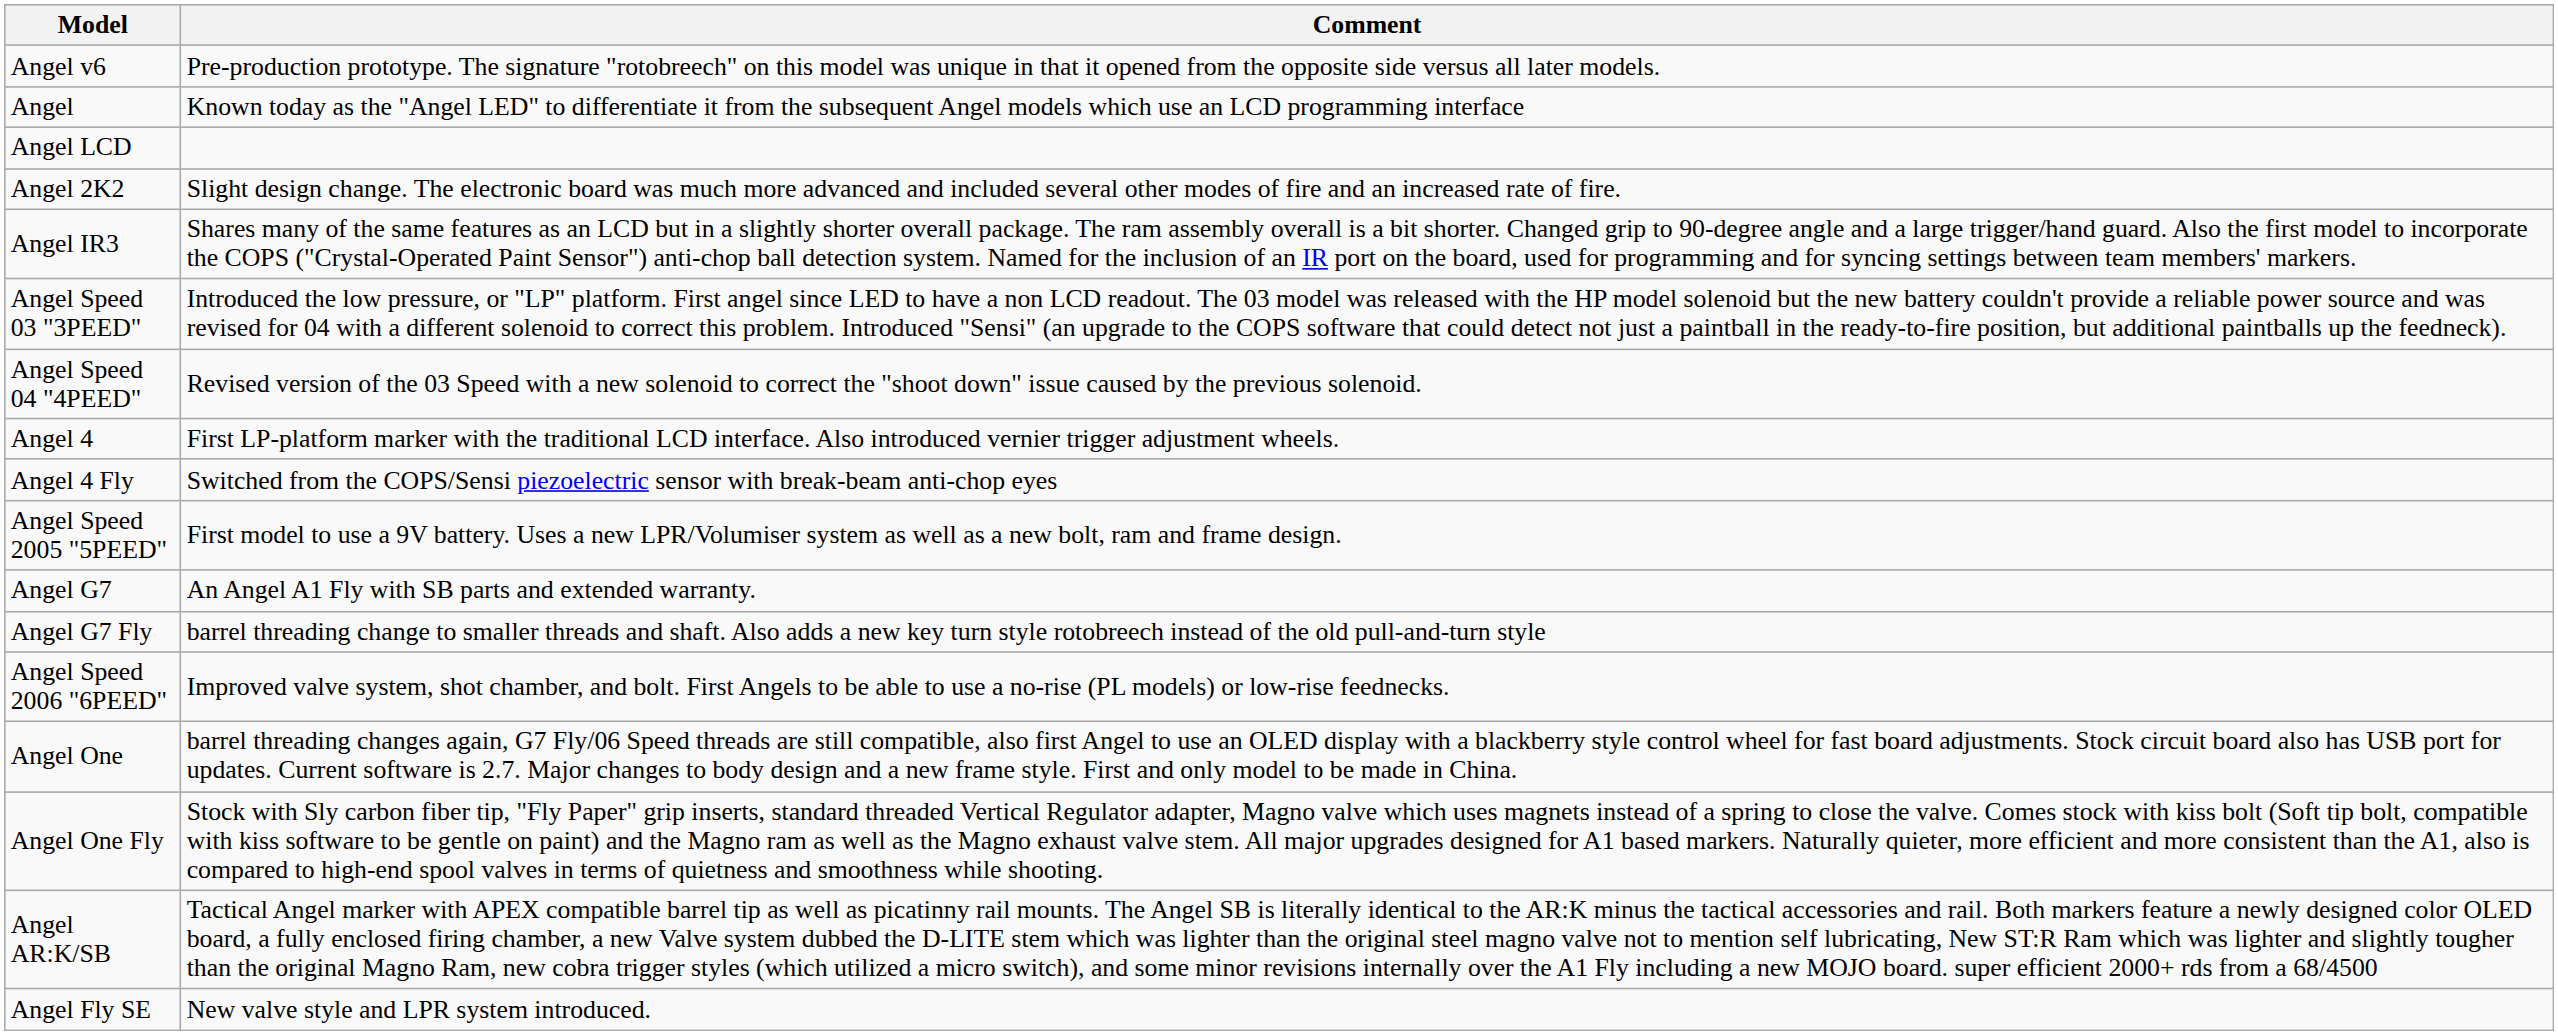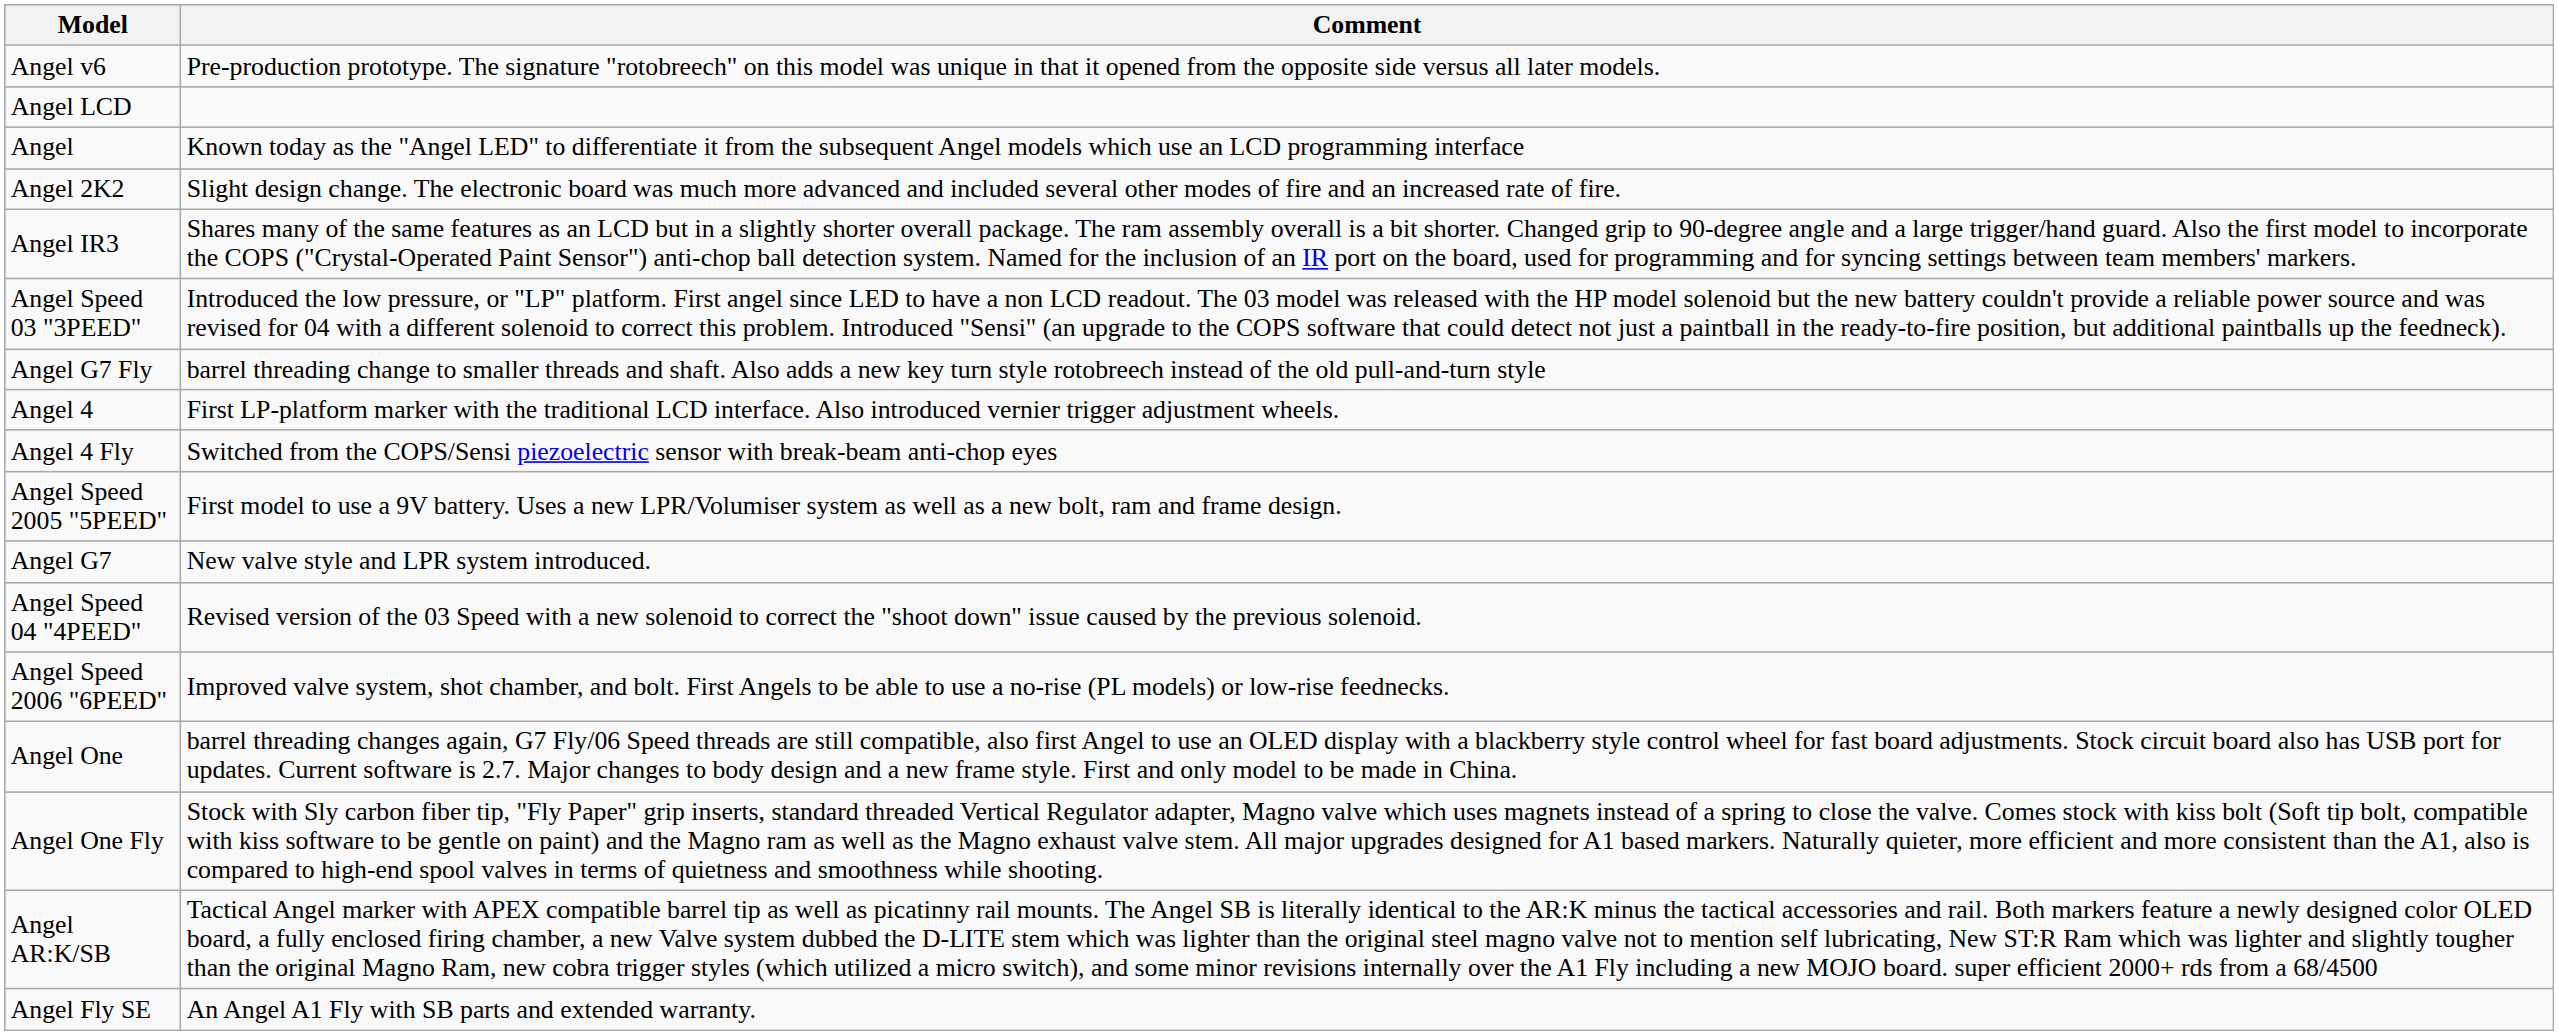rows swapped: (42, 106) <-> (71, 147)
rows swapped: (77, 383) <-> (82, 631)
(471, 590) An Angel A1 Fly with SB parts and extended warranty. -> (419, 561) New valve style and LPR system introduced.
(419, 1009) New valve style and LPR system introduced. -> (471, 1009) An Angel A1 Fly with SB parts and extended warranty.
